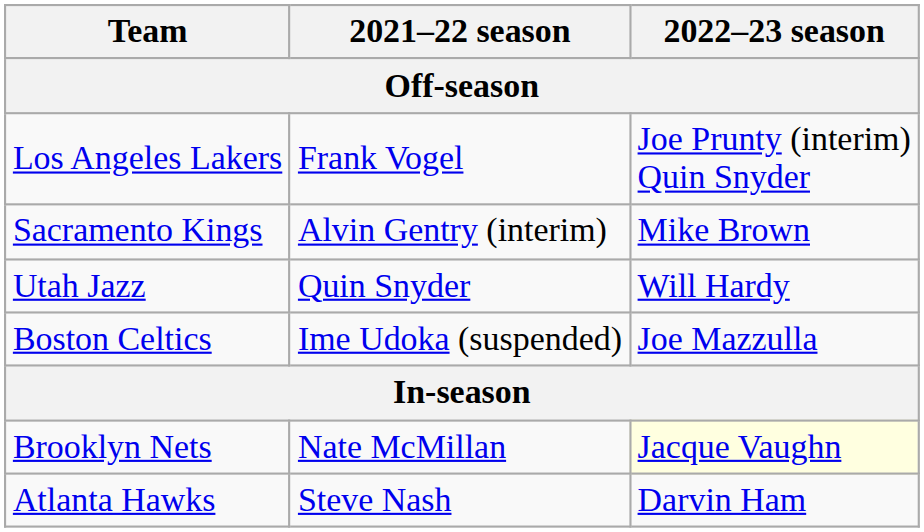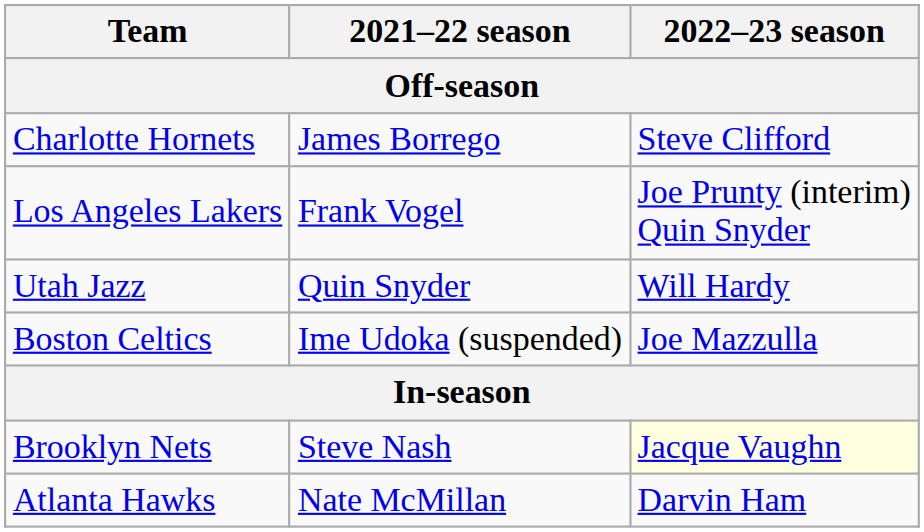+ row: (134, 138)
- row: (138, 230)
(402, 446) Nate McMillan -> (375, 446) Steve Nash
(375, 499) Steve Nash -> (402, 499) Nate McMillan
